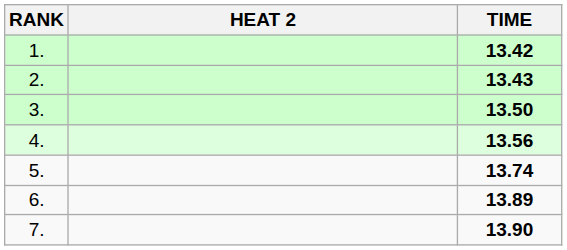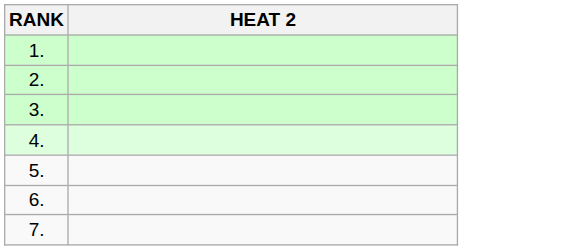- column: (509, 20)
